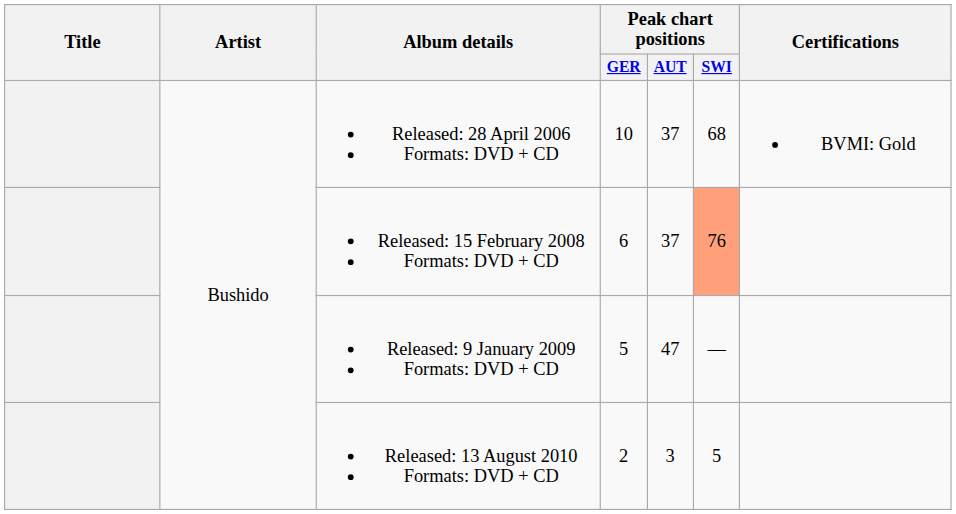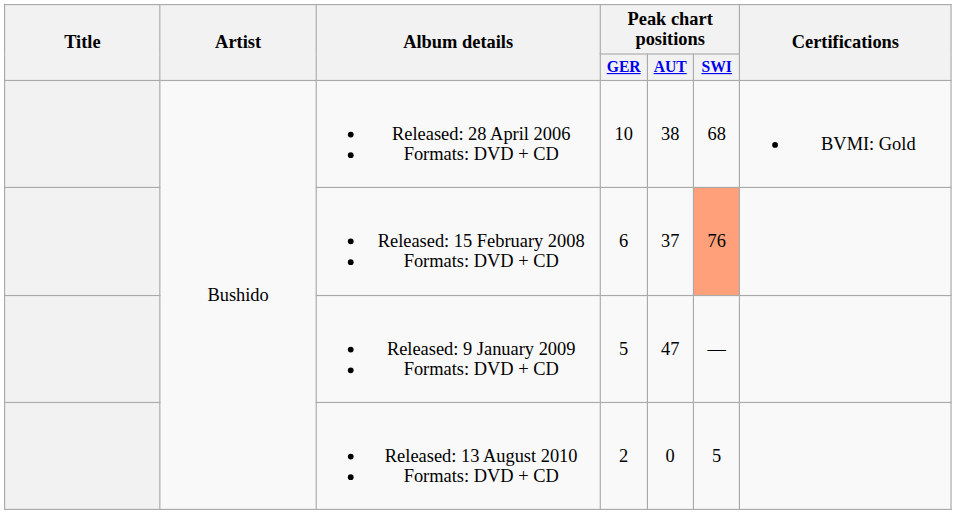(670, 133) 37 -> (670, 133) 38
(670, 456) 3 -> (670, 456) 0
